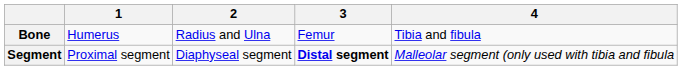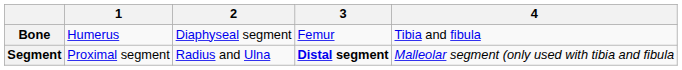(223, 34) Radius and Ulna -> (234, 34) Diaphyseal segment
(234, 55) Diaphyseal segment -> (223, 55) Radius and Ulna
